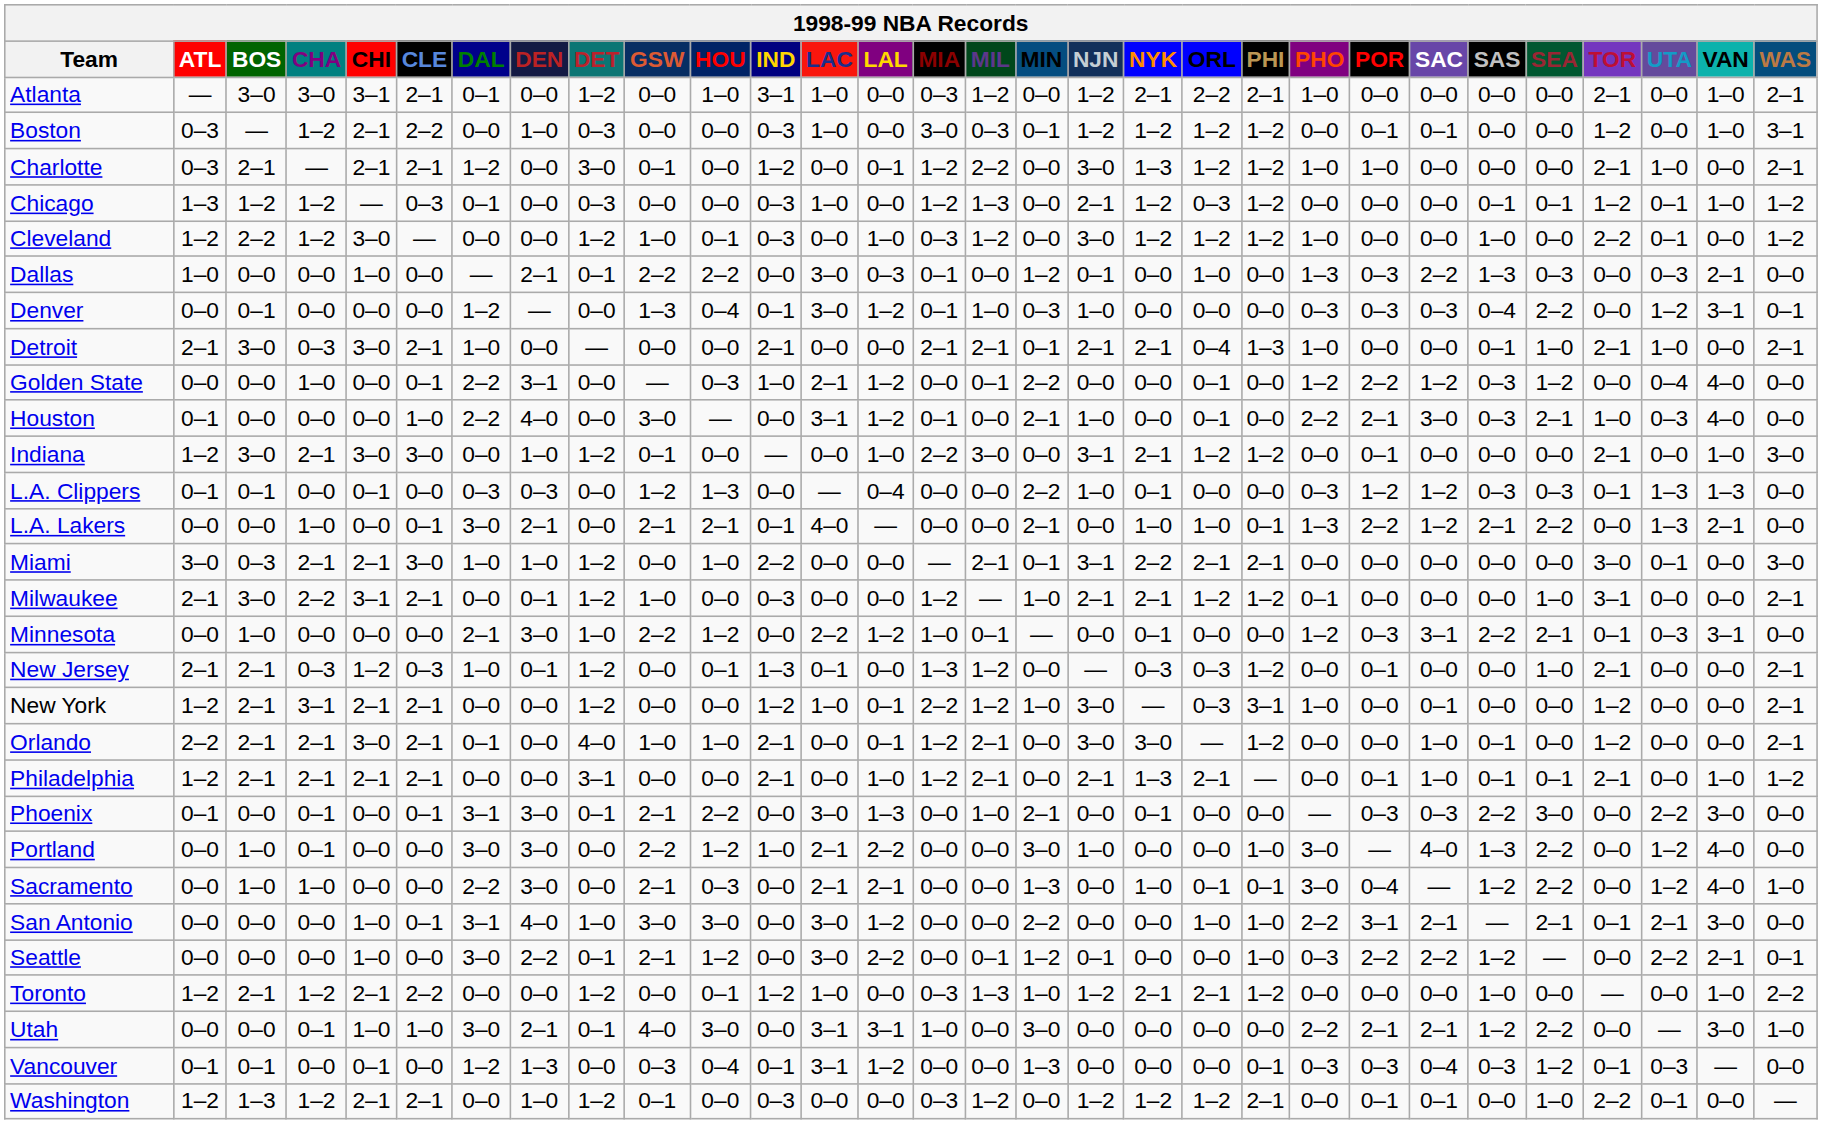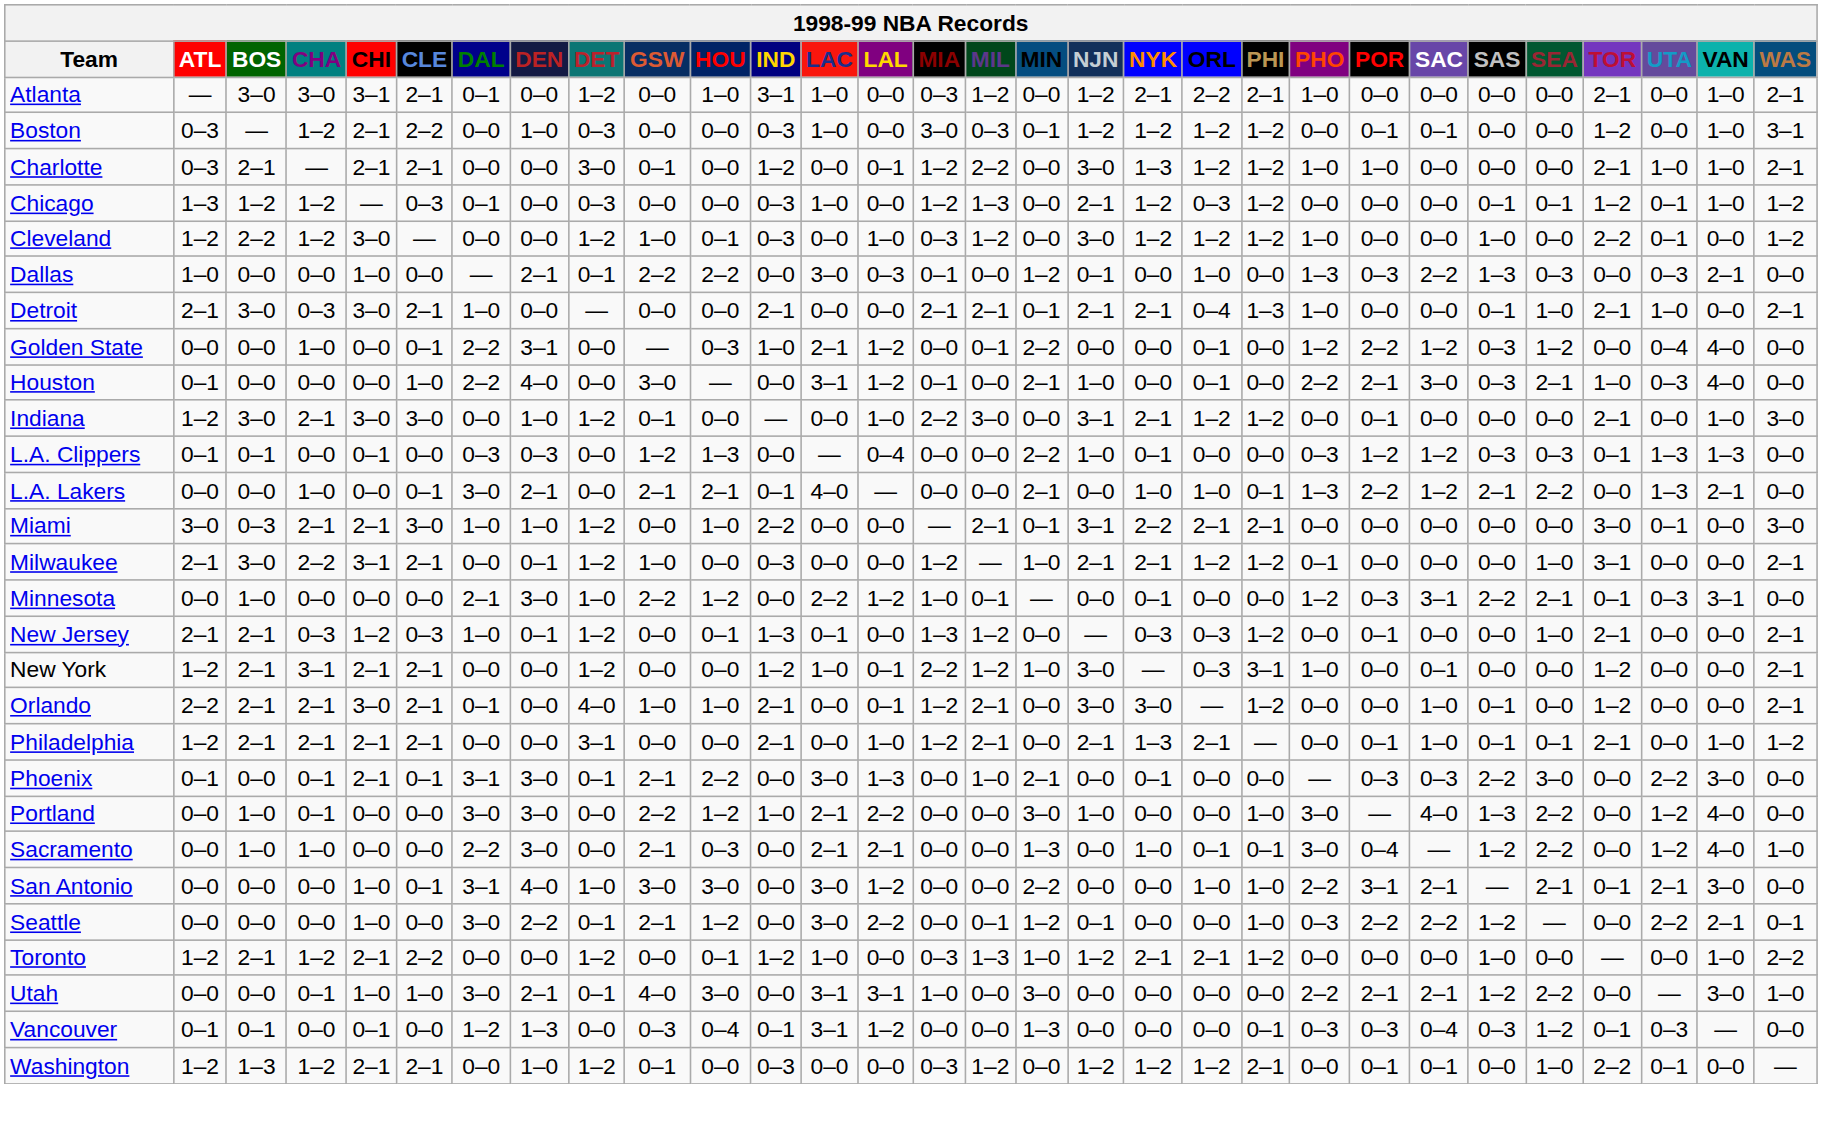(481, 167) 1–2 -> (481, 167) 0–0
(1726, 167) 0–0 -> (1726, 167) 1–0
- row: (47, 311)
(371, 814) 0–0 -> (371, 778) 2–1
